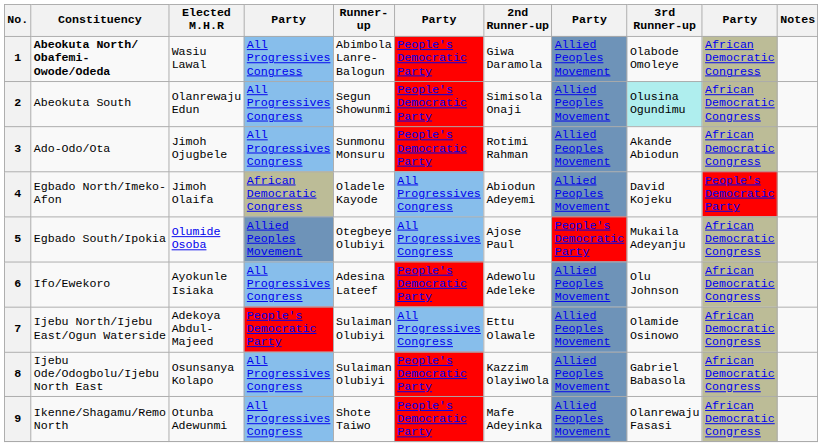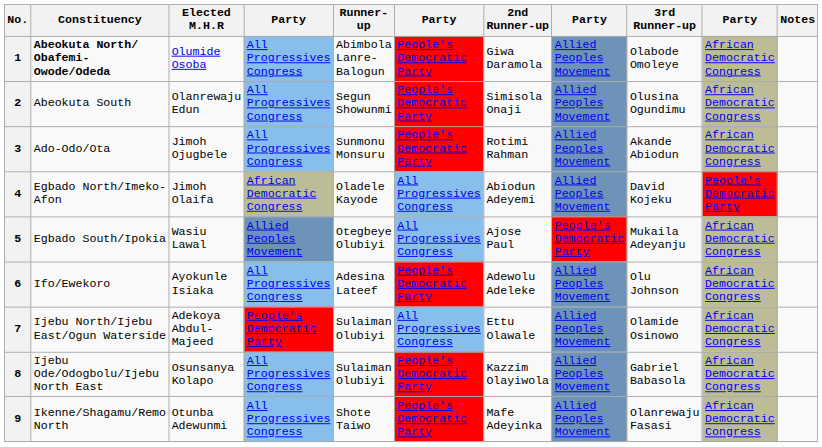(189, 59) Wasiu Lawal -> (196, 59) Olumide Osoba
(658, 104) paleturquoise background -> (658, 104) no background
(196, 239) Olumide Osoba -> (189, 239) Wasiu Lawal
